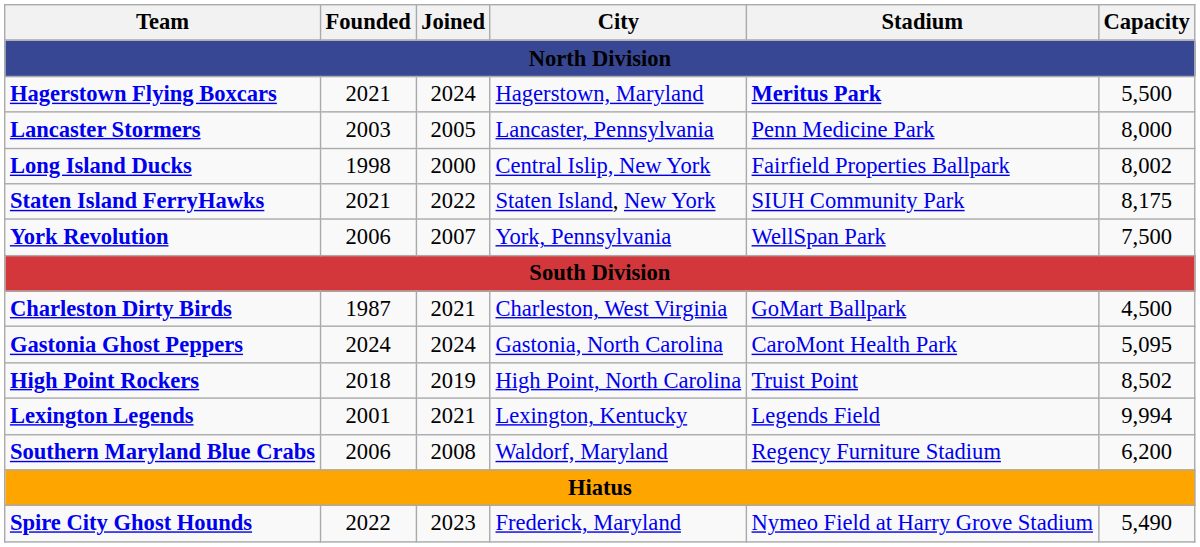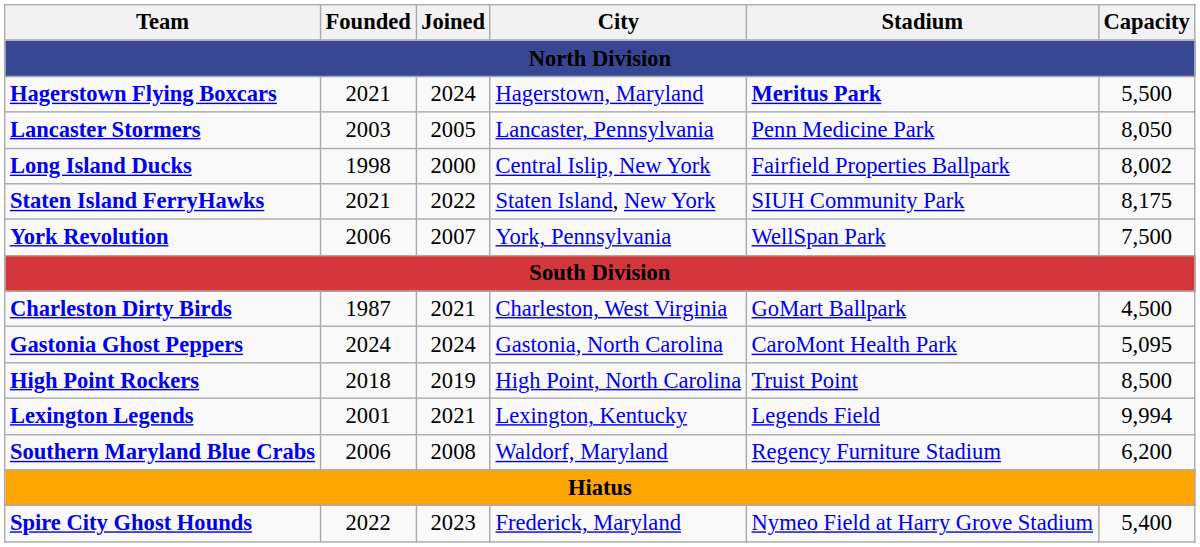(1147, 129) 8,000 -> (1147, 129) 8,050
(1147, 380) 8,502 -> (1147, 380) 8,500
(1147, 523) 5,490 -> (1147, 523) 5,400
